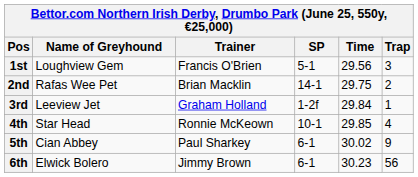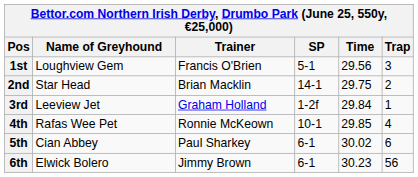(76, 85) Rafas Wee Pet -> (63, 85) Star Head
(63, 124) Star Head -> (76, 124) Rafas Wee Pet
(388, 143) 9 -> (388, 143) 6
